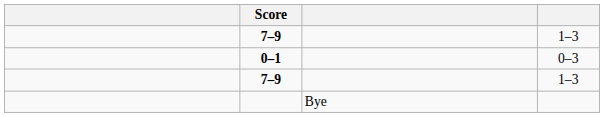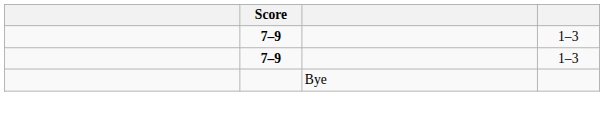- row: (271, 58)
